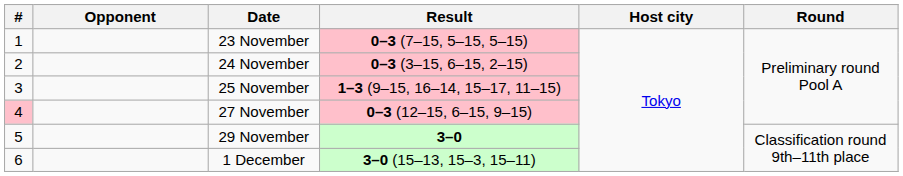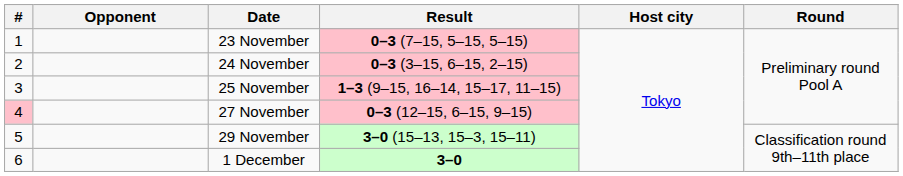(449, 136) 3–0 -> (449, 136) 3–0 (15–13, 15–3, 15–11)
(449, 160) 3–0 (15–13, 15–3, 15–11) -> (449, 160) 3–0
